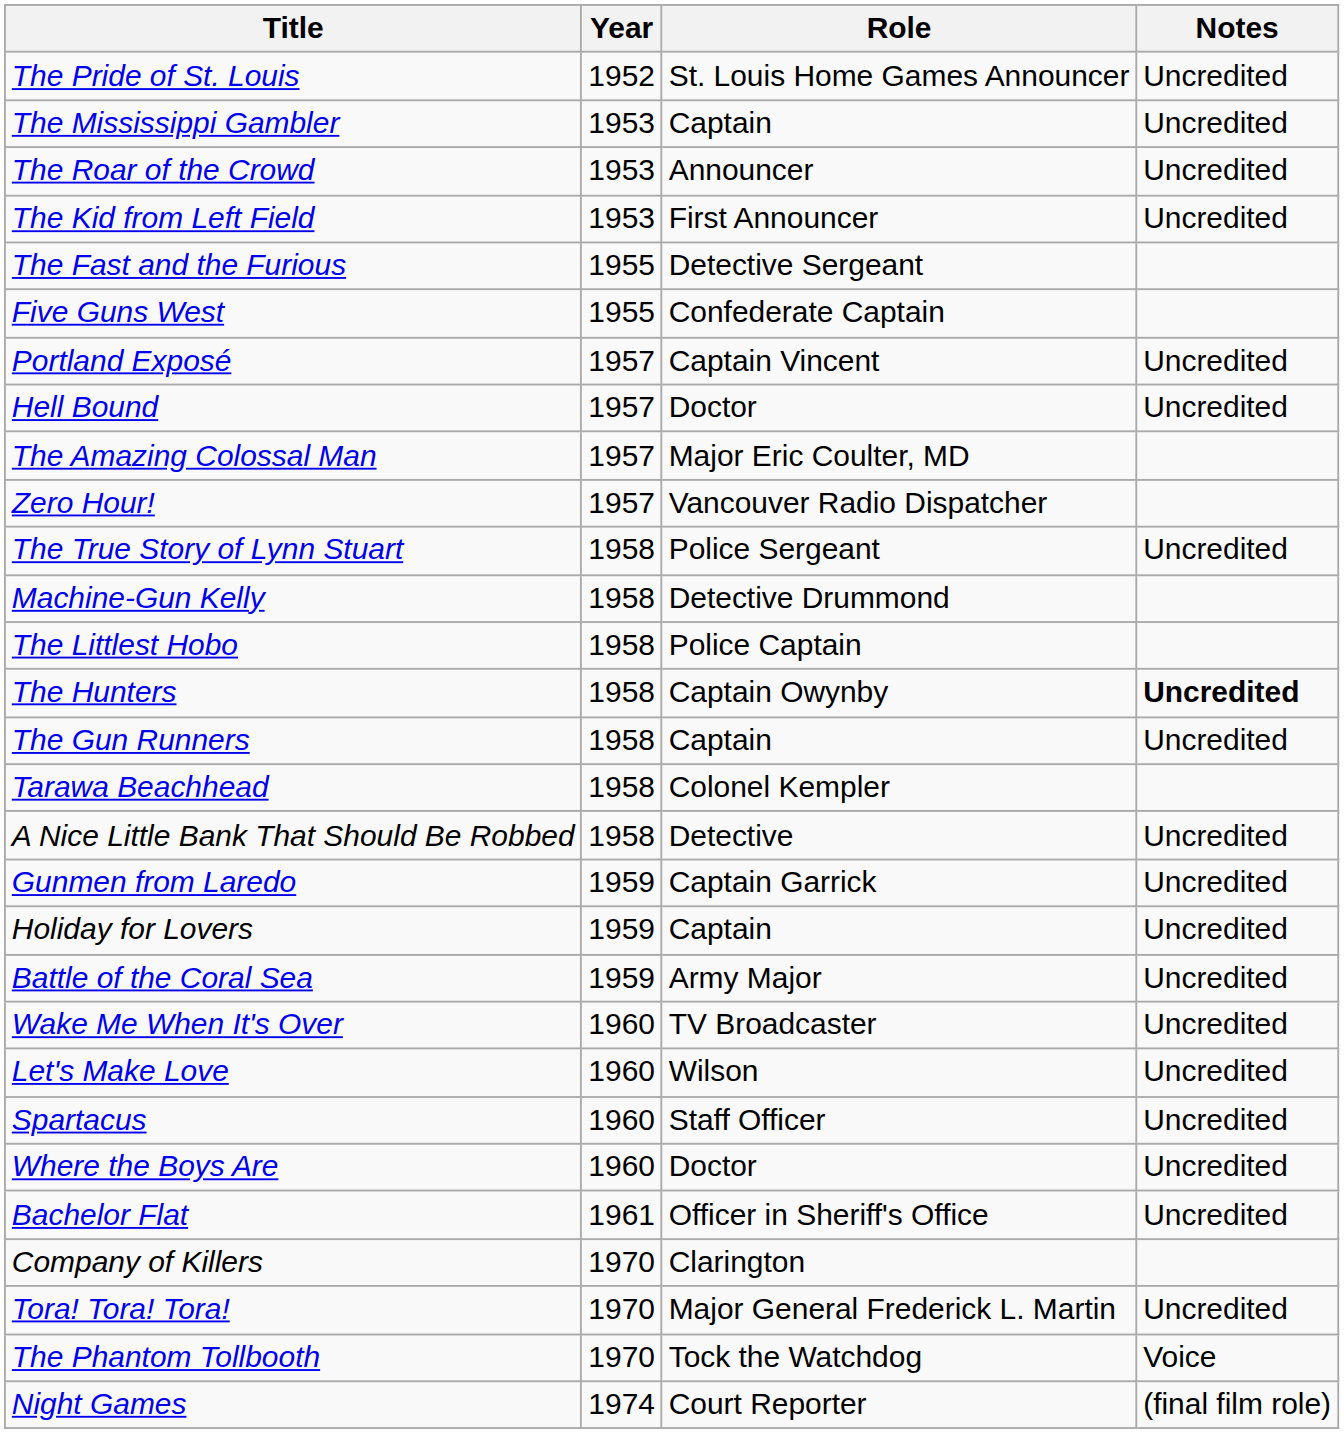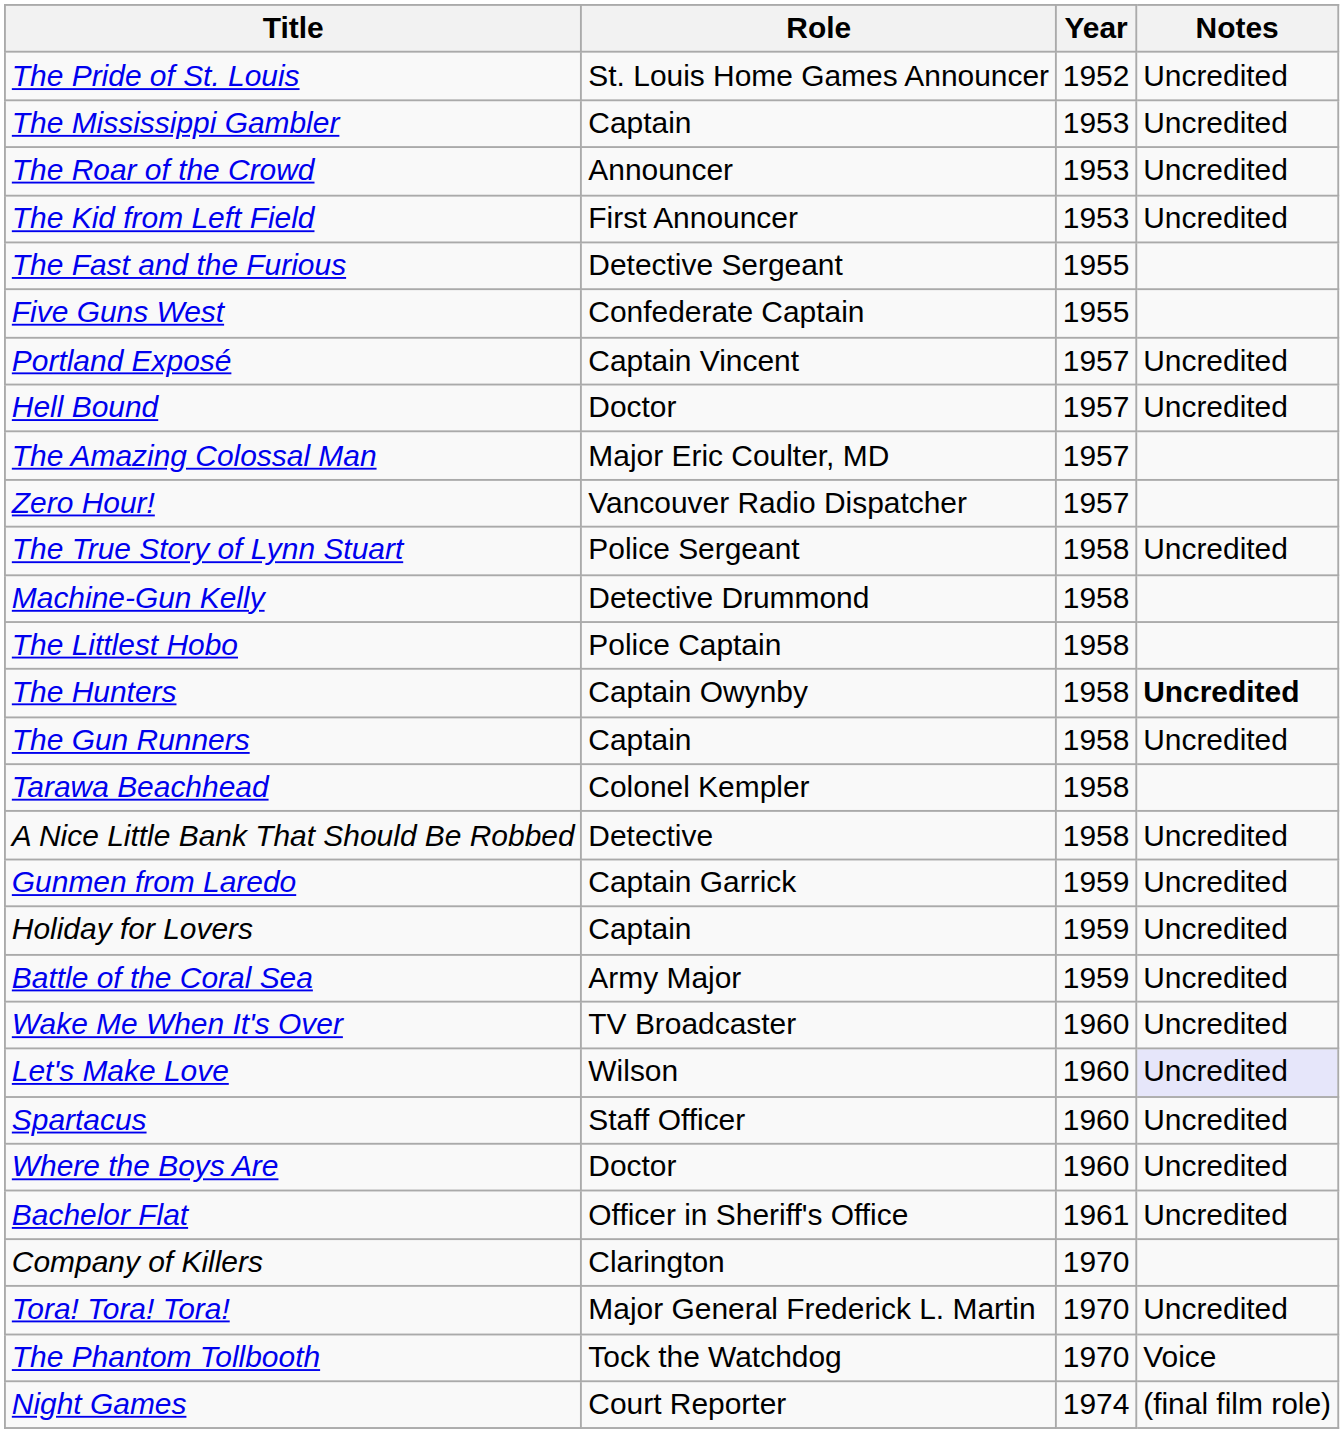columns swapped: (622, 28) <-> (899, 28)
(1216, 1072) no background -> (1216, 1072) lavender background
